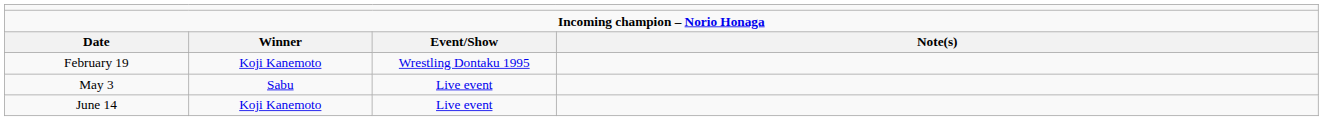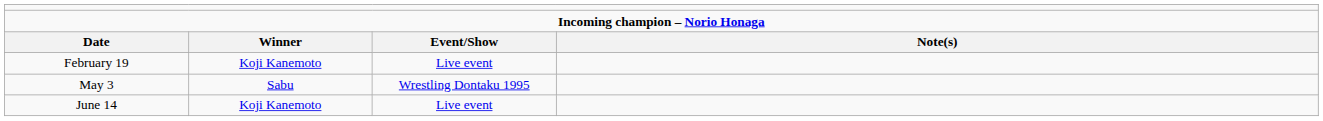(464, 63) Wrestling Dontaku 1995 -> (464, 63) Live event
(464, 84) Live event -> (464, 84) Wrestling Dontaku 1995
